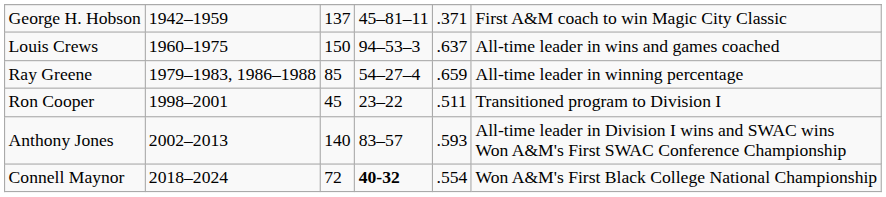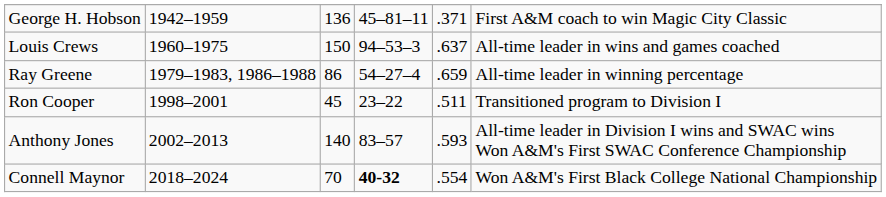(337, 18) 137 -> (337, 18) 136
(333, 74) 85 -> (333, 74) 86
(333, 177) 72 -> (333, 177) 70
